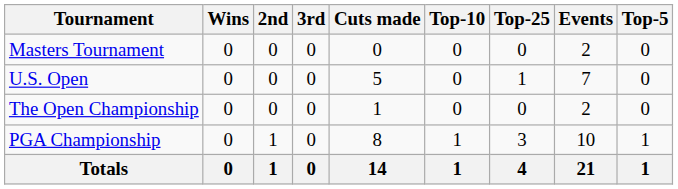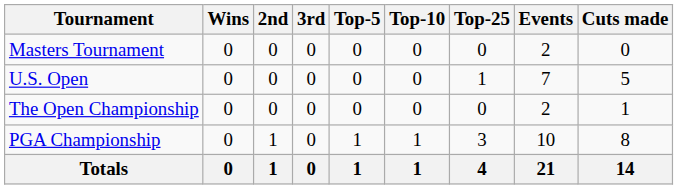columns swapped: (645, 19) <-> (377, 19)
